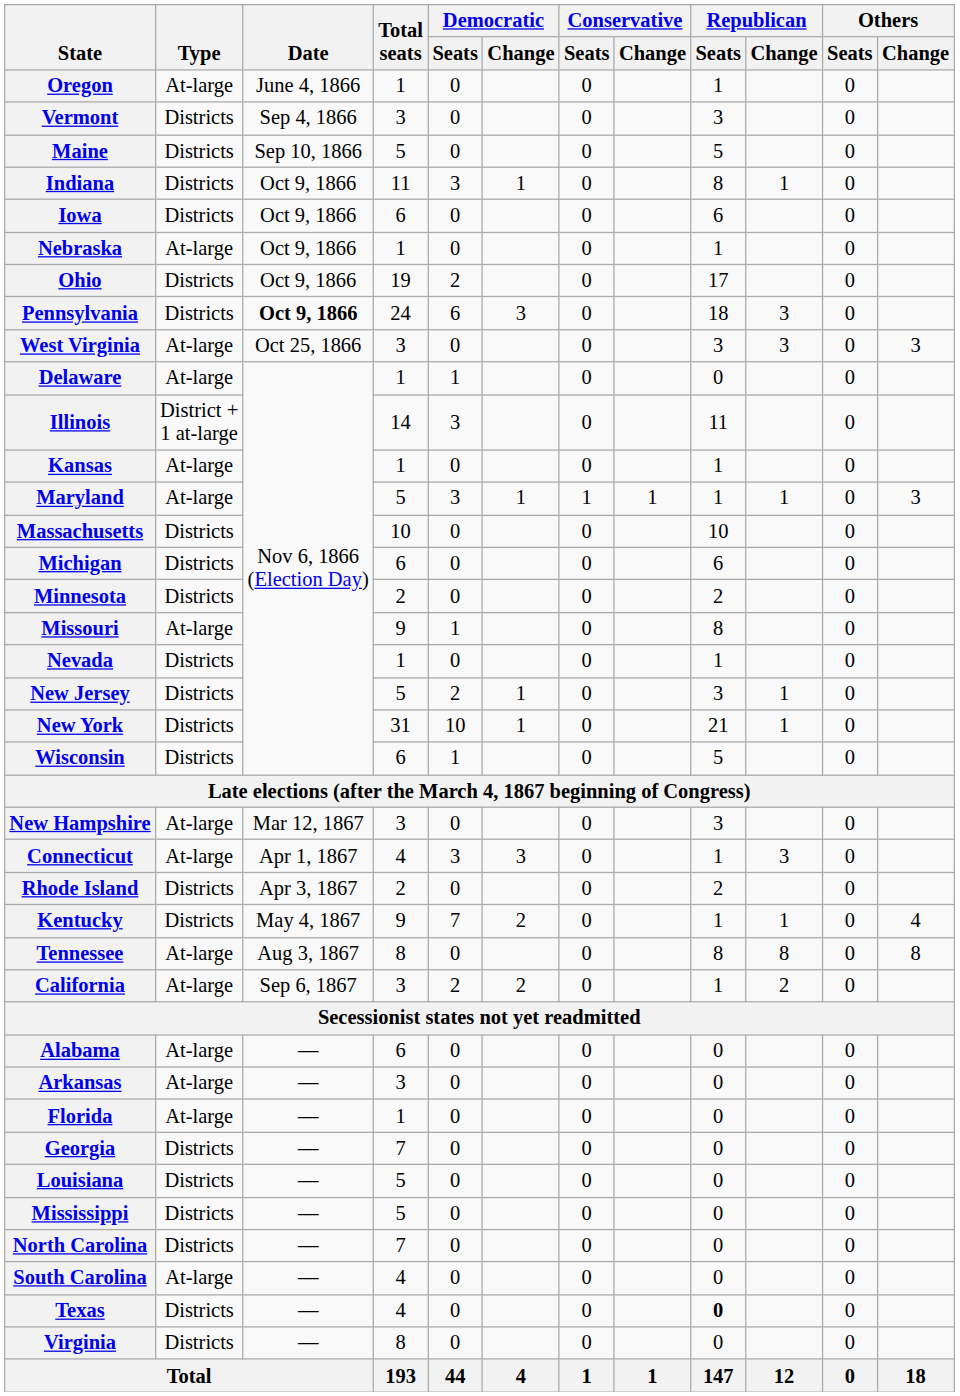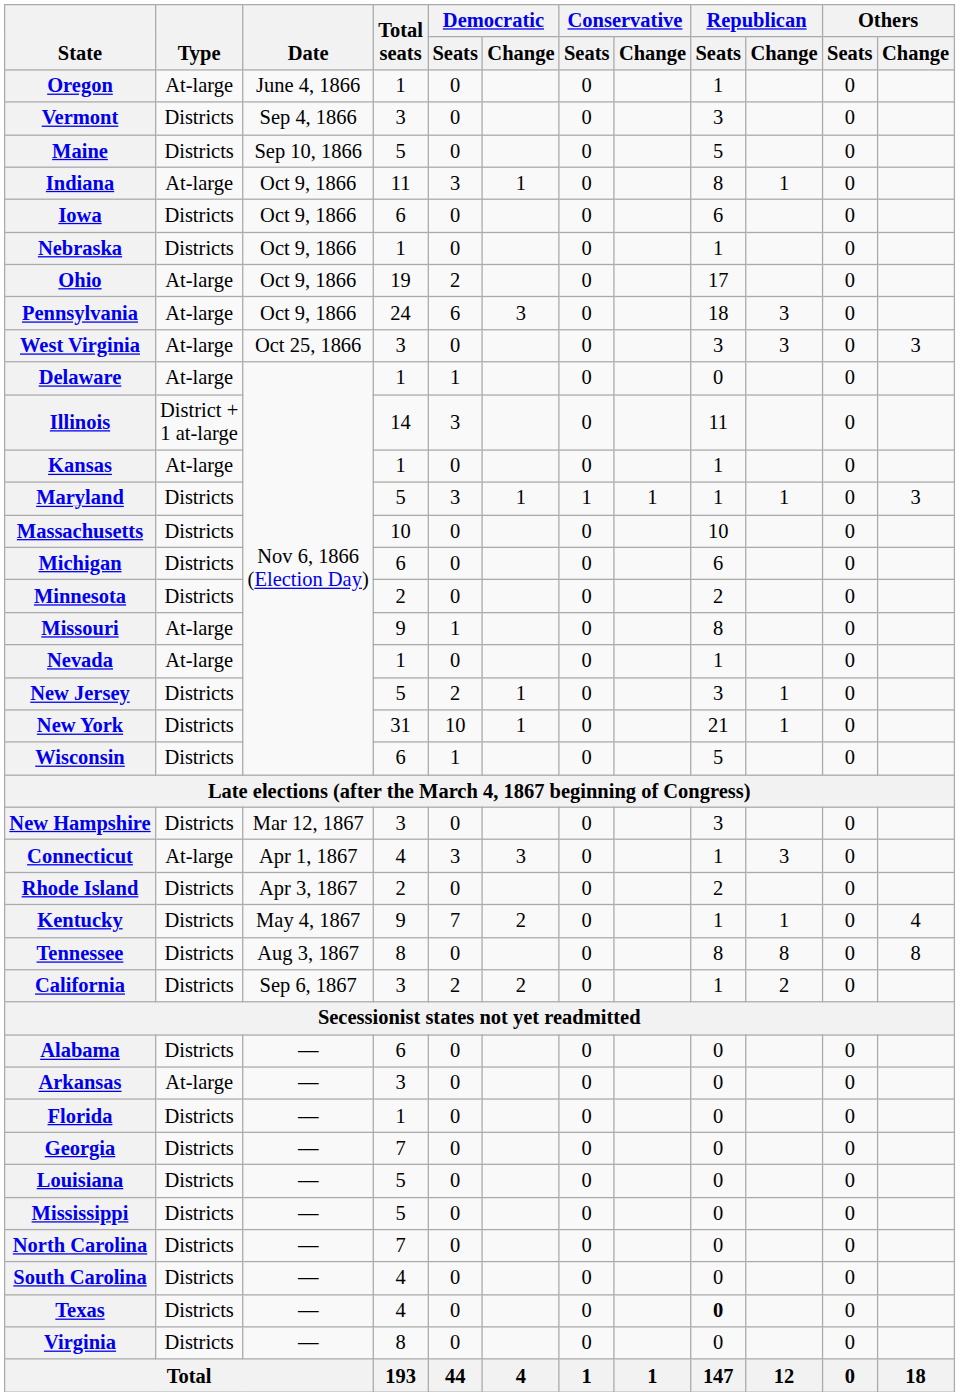(199, 183) Districts -> (199, 183) At-large
(199, 248) At-large -> (199, 248) Districts
(199, 280) Districts -> (199, 280) At-large
(199, 313) Districts -> (199, 313) At-large
(308, 313) bold -> (308, 313) normal
(199, 498) At-large -> (199, 498) Districts
(199, 660) Districts -> (199, 660) At-large
(199, 823) At-large -> (199, 823) Districts
(199, 953) At-large -> (199, 953) Districts
(199, 985) At-large -> (199, 985) Districts
(199, 1050) At-large -> (199, 1050) Districts
(199, 1115) At-large -> (199, 1115) Districts
(199, 1278) At-large -> (199, 1278) Districts
